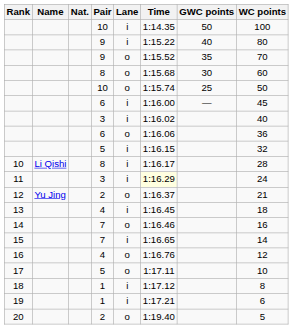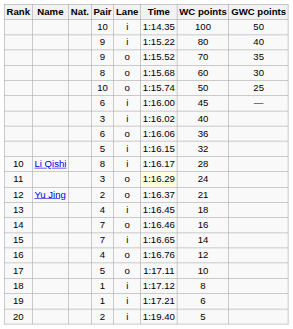columns swapped: (262, 12) <-> (207, 12)
(127, 179) i -> (127, 179) o
(127, 316) o -> (127, 316) i
